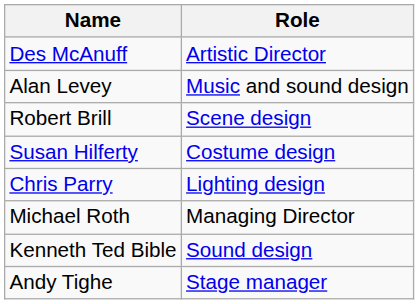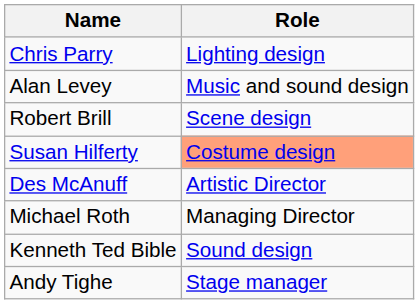rows swapped: (68, 53) <-> (61, 184)
(261, 151) no background -> (261, 151) lightsalmon background
